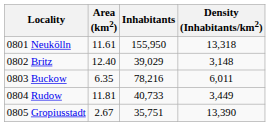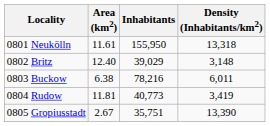(104, 78) 6.35 -> (104, 78) 6.38
(149, 95) 40,733 -> (149, 95) 40,773
(221, 95) 3,449 -> (221, 95) 3,419
